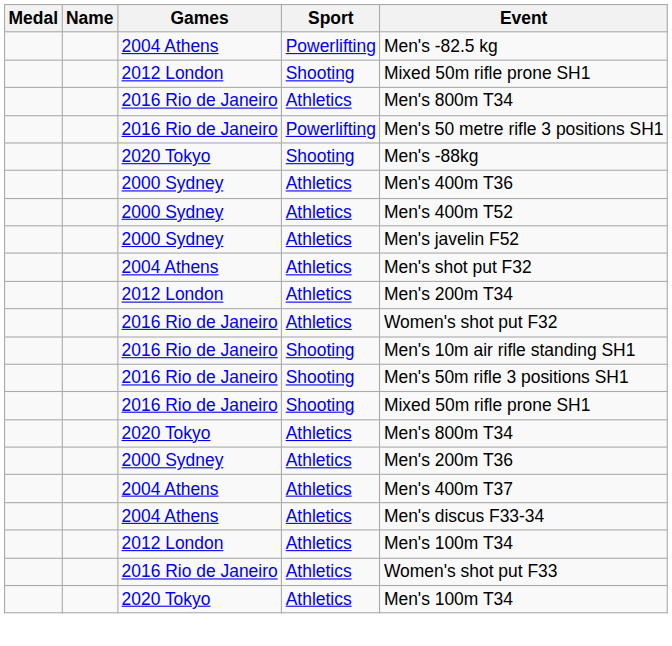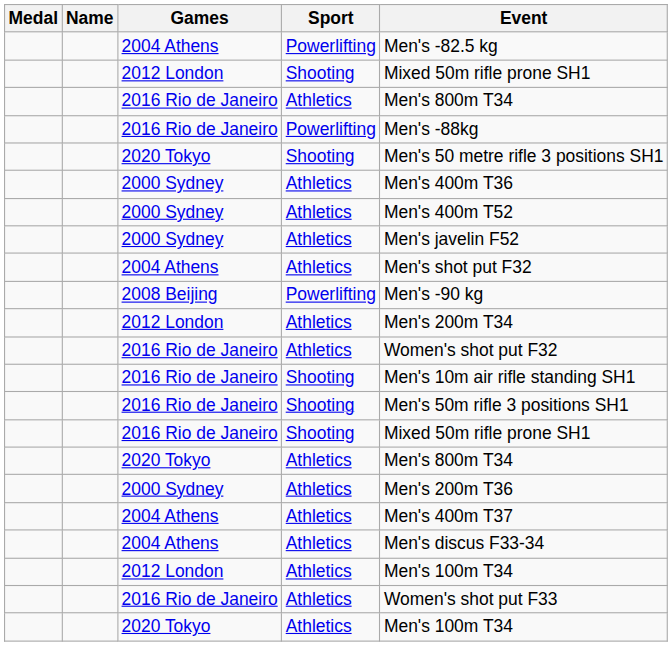(524, 128) Men's 50 metre rifle 3 positions SH1 -> (431, 128) Men's -88kg
(431, 156) Men's -88kg -> (524, 156) Men's 50 metre rifle 3 positions SH1
+ row: (170, 294)
